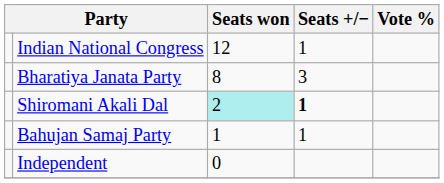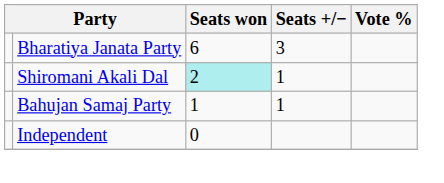- row: (110, 47)
(217, 76) 8 -> (194, 47) 6
(303, 105) bold -> (280, 76) normal
